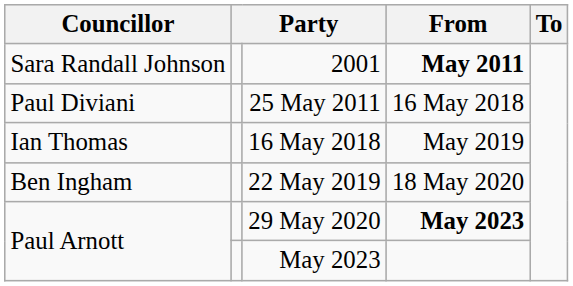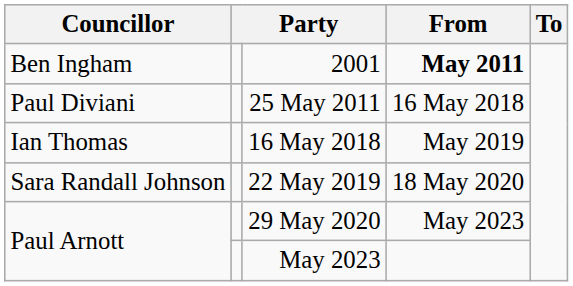(118, 63) Sara Randall Johnson -> (71, 63) Ben Ingham
(71, 181) Ben Ingham -> (118, 181) Sara Randall Johnson
(472, 220) bold -> (474, 220) normal
